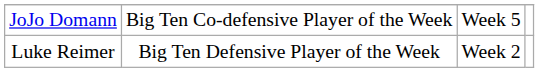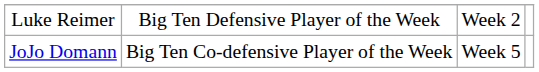rows swapped: (63, 51) <-> (63, 20)
